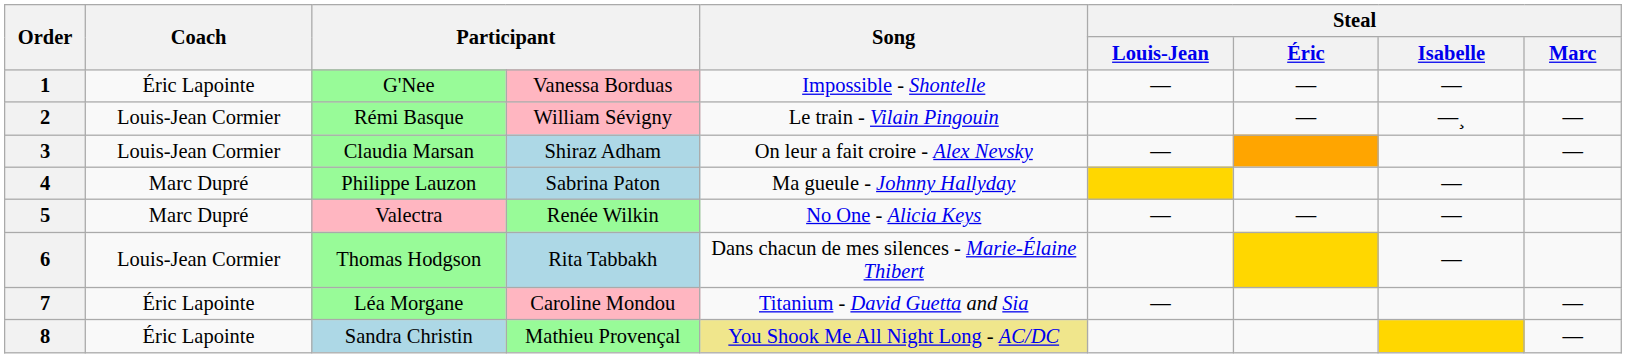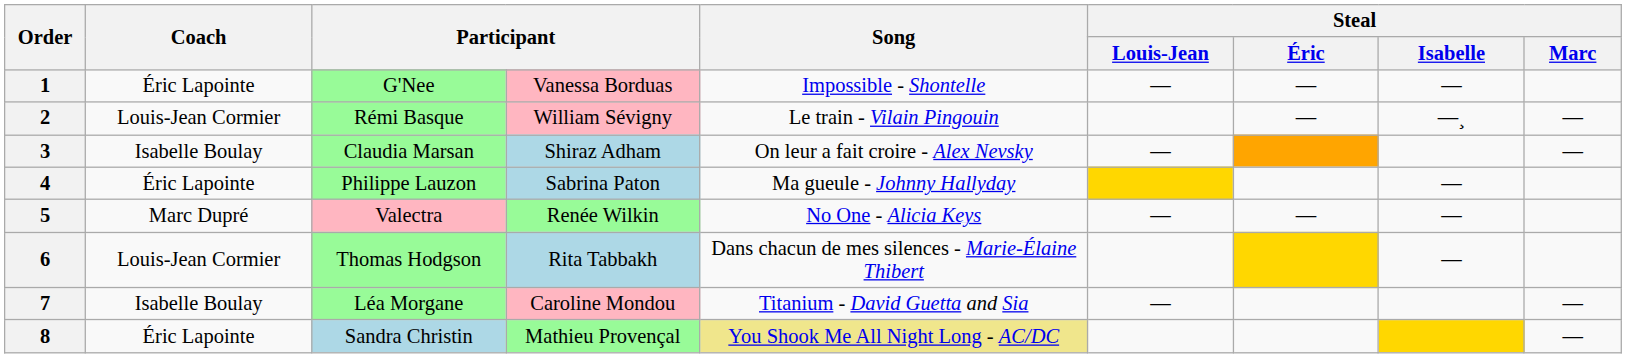(199, 150) Louis-Jean Cormier -> (199, 150) Isabelle Boulay
(199, 183) Marc Dupré -> (199, 183) Éric Lapointe
(199, 303) Éric Lapointe -> (199, 303) Isabelle Boulay
